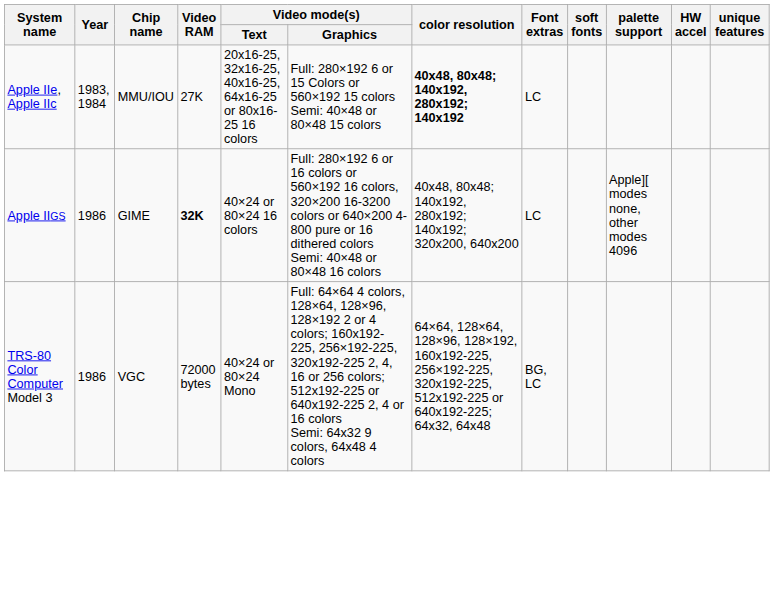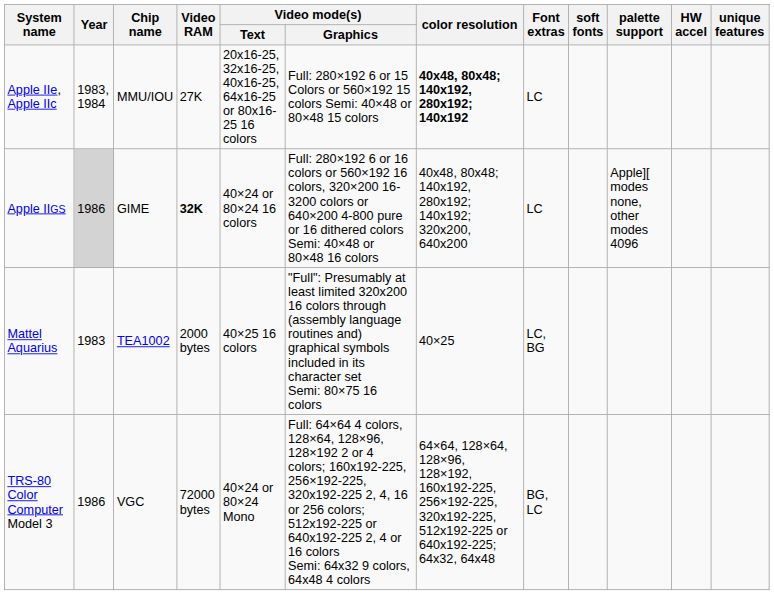(92, 216) no background -> (91, 209) lightgrey background
+ row: (32, 341)
